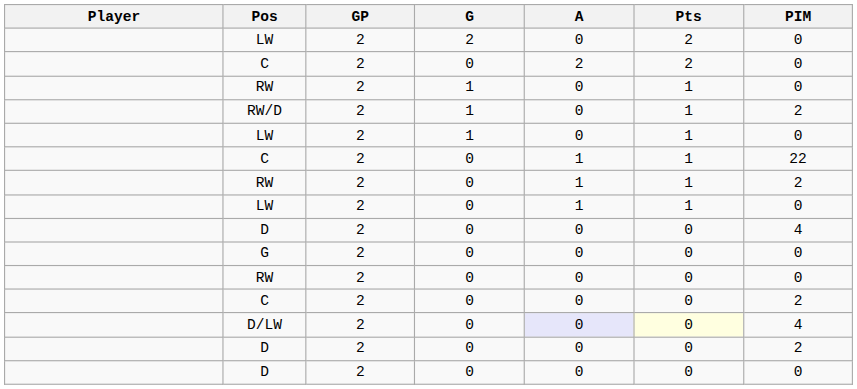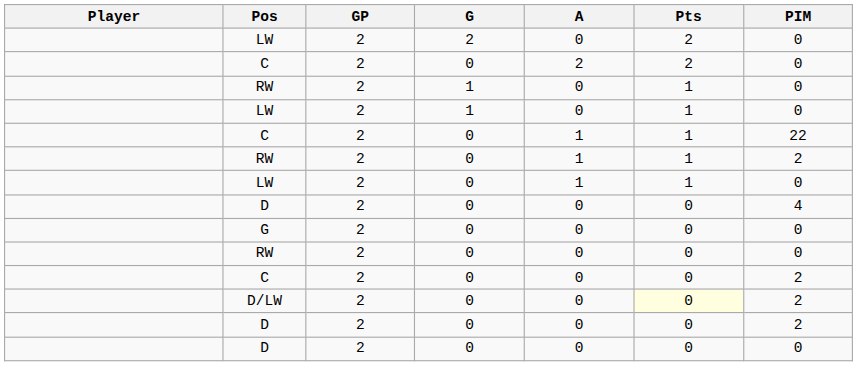- row: (265, 111)
(579, 325) lavender background -> (579, 301) no background
(798, 325) 4 -> (798, 301) 2
